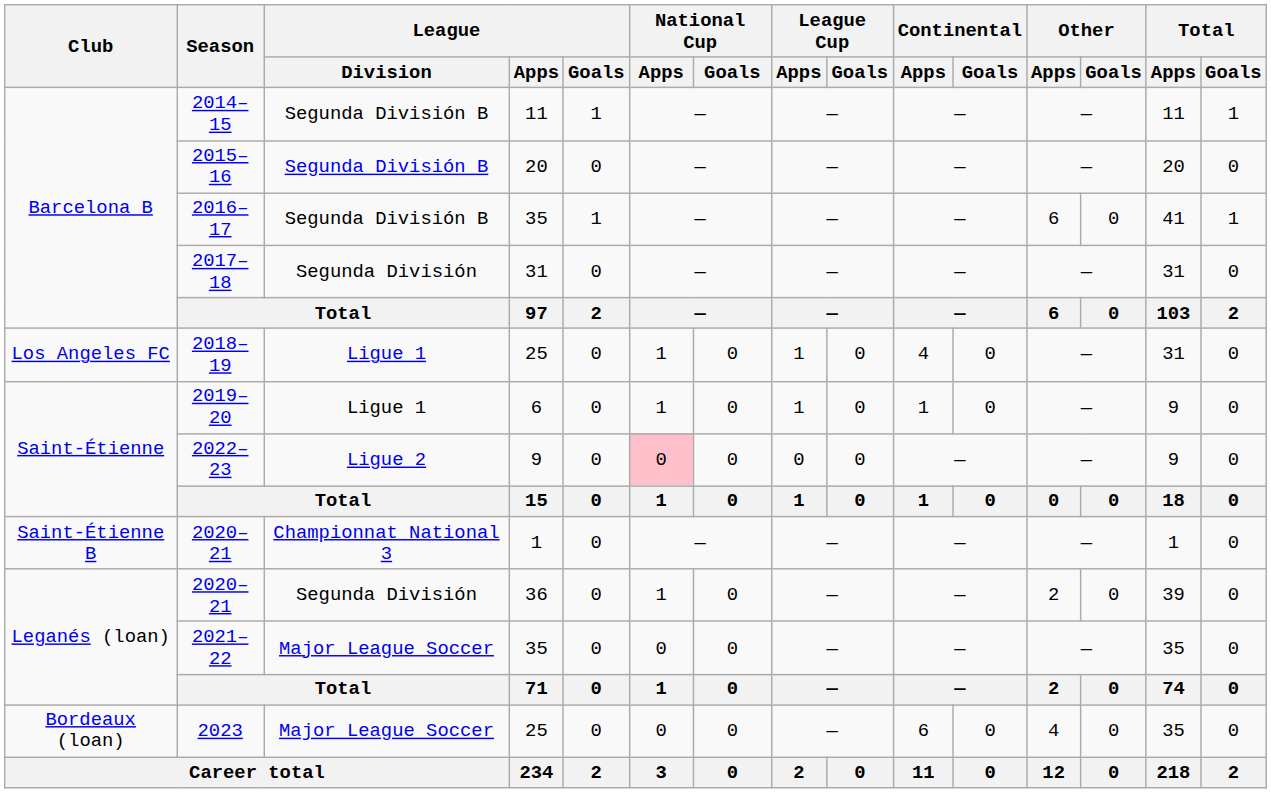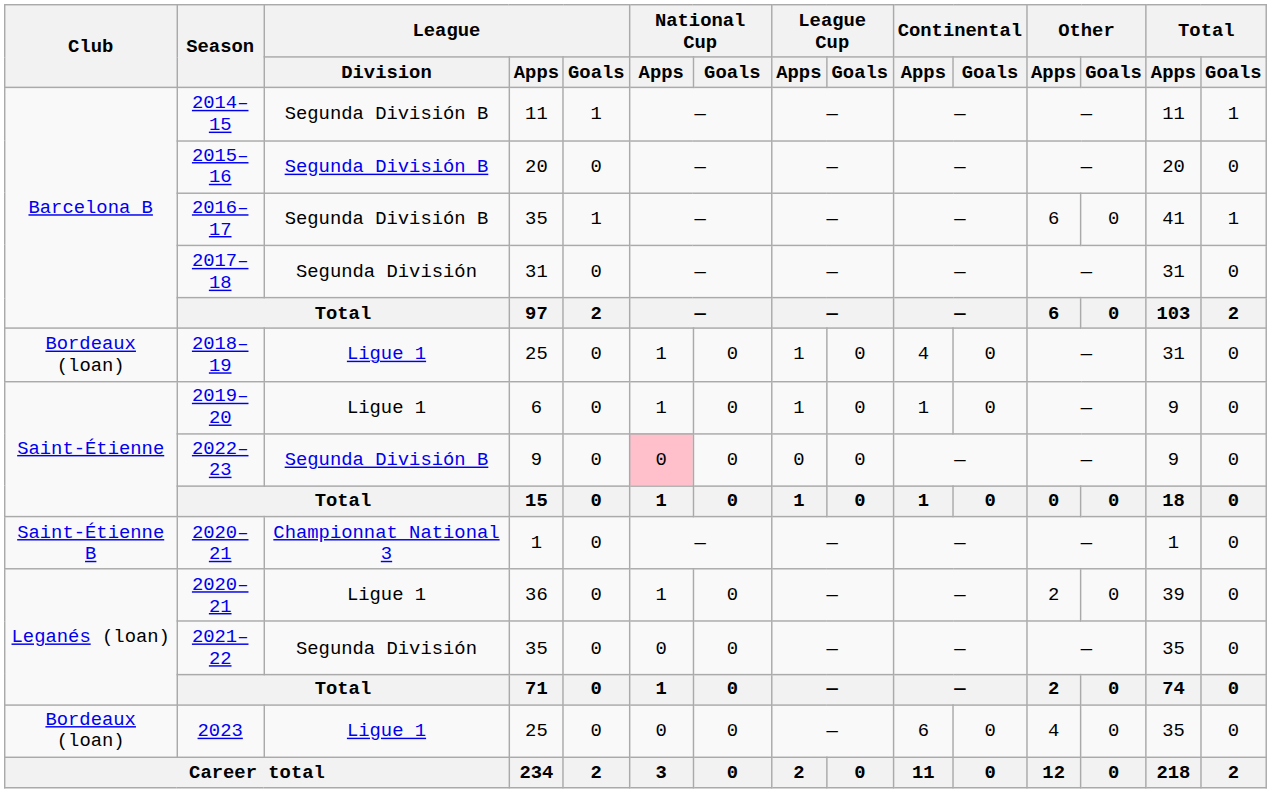(91, 355) Los Angeles FC -> (91, 355) Bordeaux (loan)
(386, 460) Ligue 2 -> (386, 460) Segunda División B
(386, 595) Segunda División -> (386, 595) Ligue 1
(386, 648) Major League Soccer -> (386, 648) Segunda División
(386, 731) Major League Soccer -> (386, 731) Ligue 1
